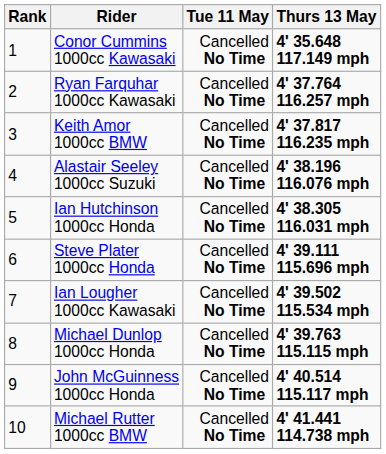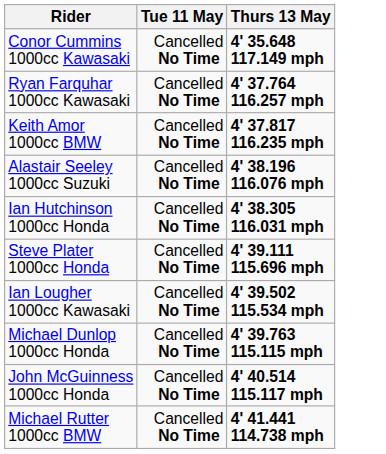- column: (27, 16)
